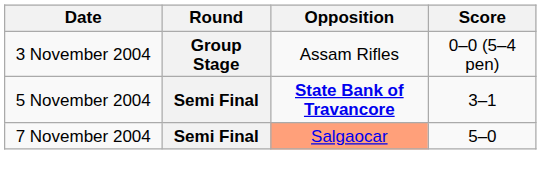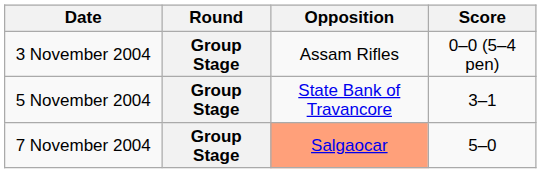(216, 100) Semi Final -> (216, 100) Group Stage
(349, 100) bold -> (349, 100) normal
(216, 136) Semi Final -> (216, 145) Group Stage
